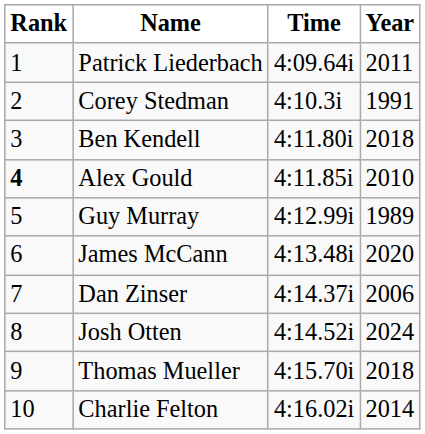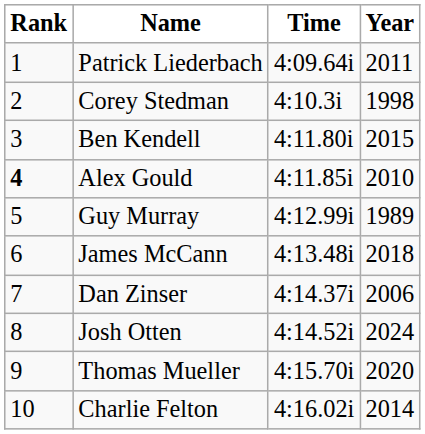(390, 100) 1991 -> (390, 100) 1998
(390, 139) 2018 -> (390, 139) 2015
(390, 255) 2020 -> (390, 255) 2018
(390, 370) 2018 -> (390, 370) 2020
